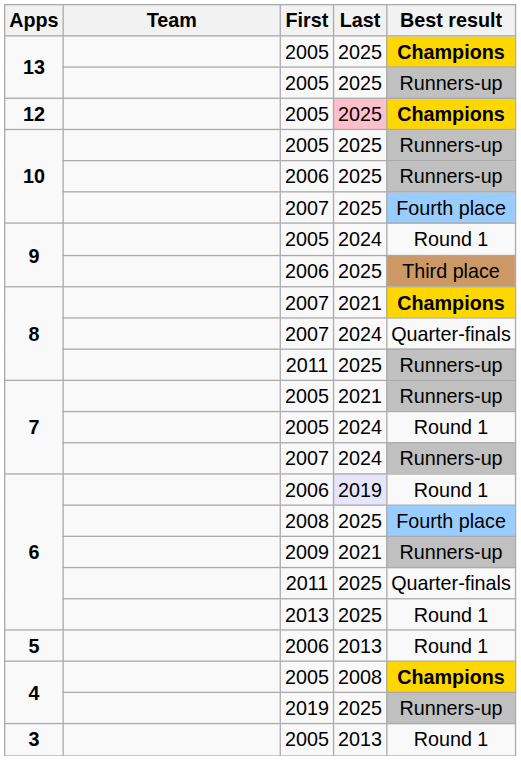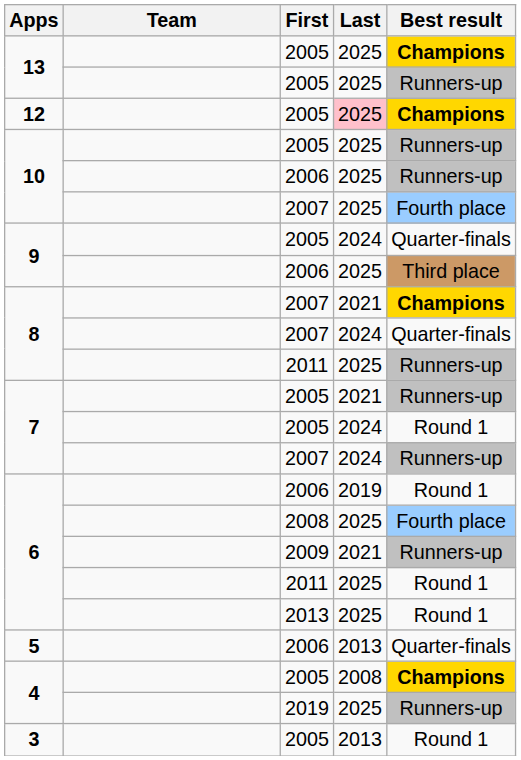(451, 239) Round 1 -> (451, 239) Quarter-finals
(360, 490) lavender background -> (360, 490) no background
(451, 584) Quarter-finals -> (451, 584) Round 1
(451, 646) Round 1 -> (451, 646) Quarter-finals
